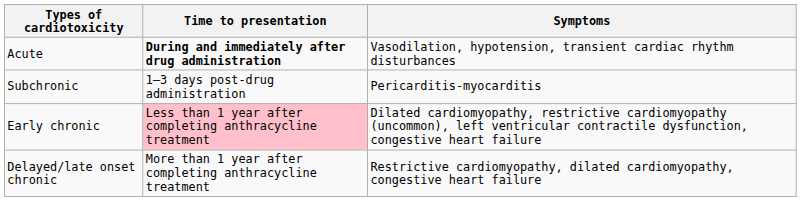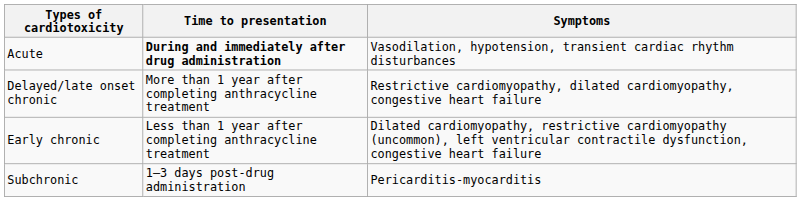rows swapped: (43, 87) <-> (71, 173)
(231, 127) pink background -> (231, 140) no background
